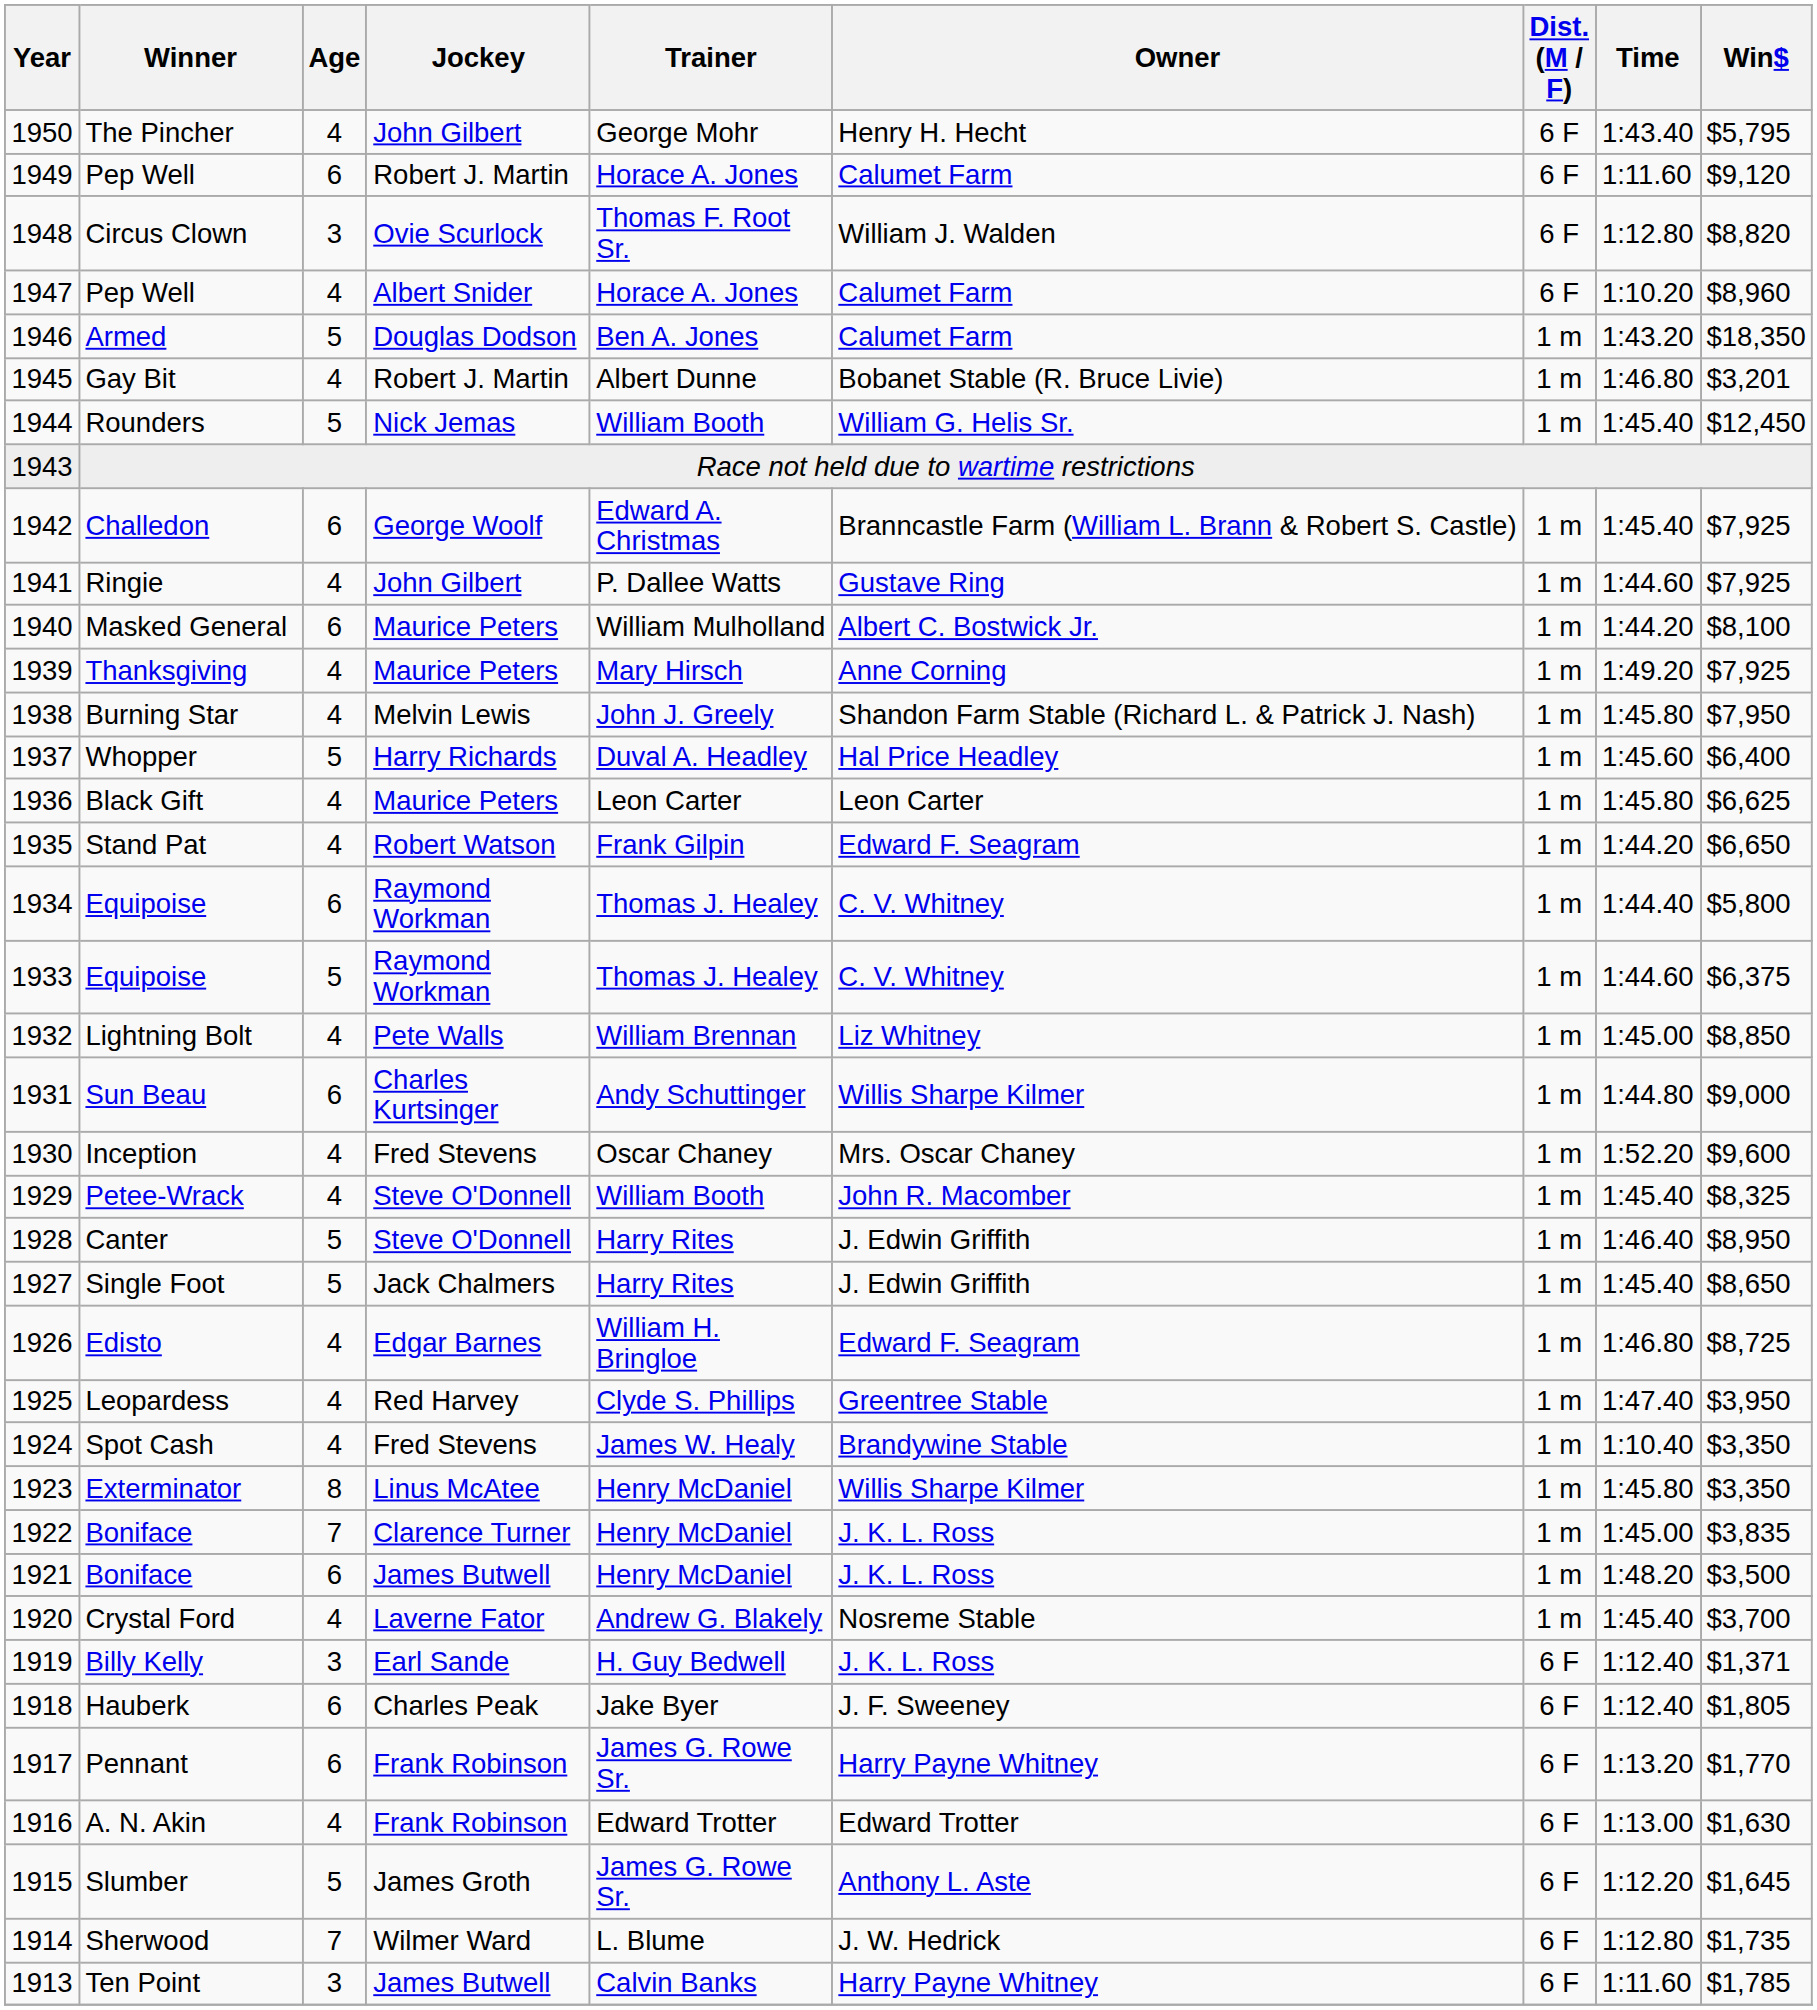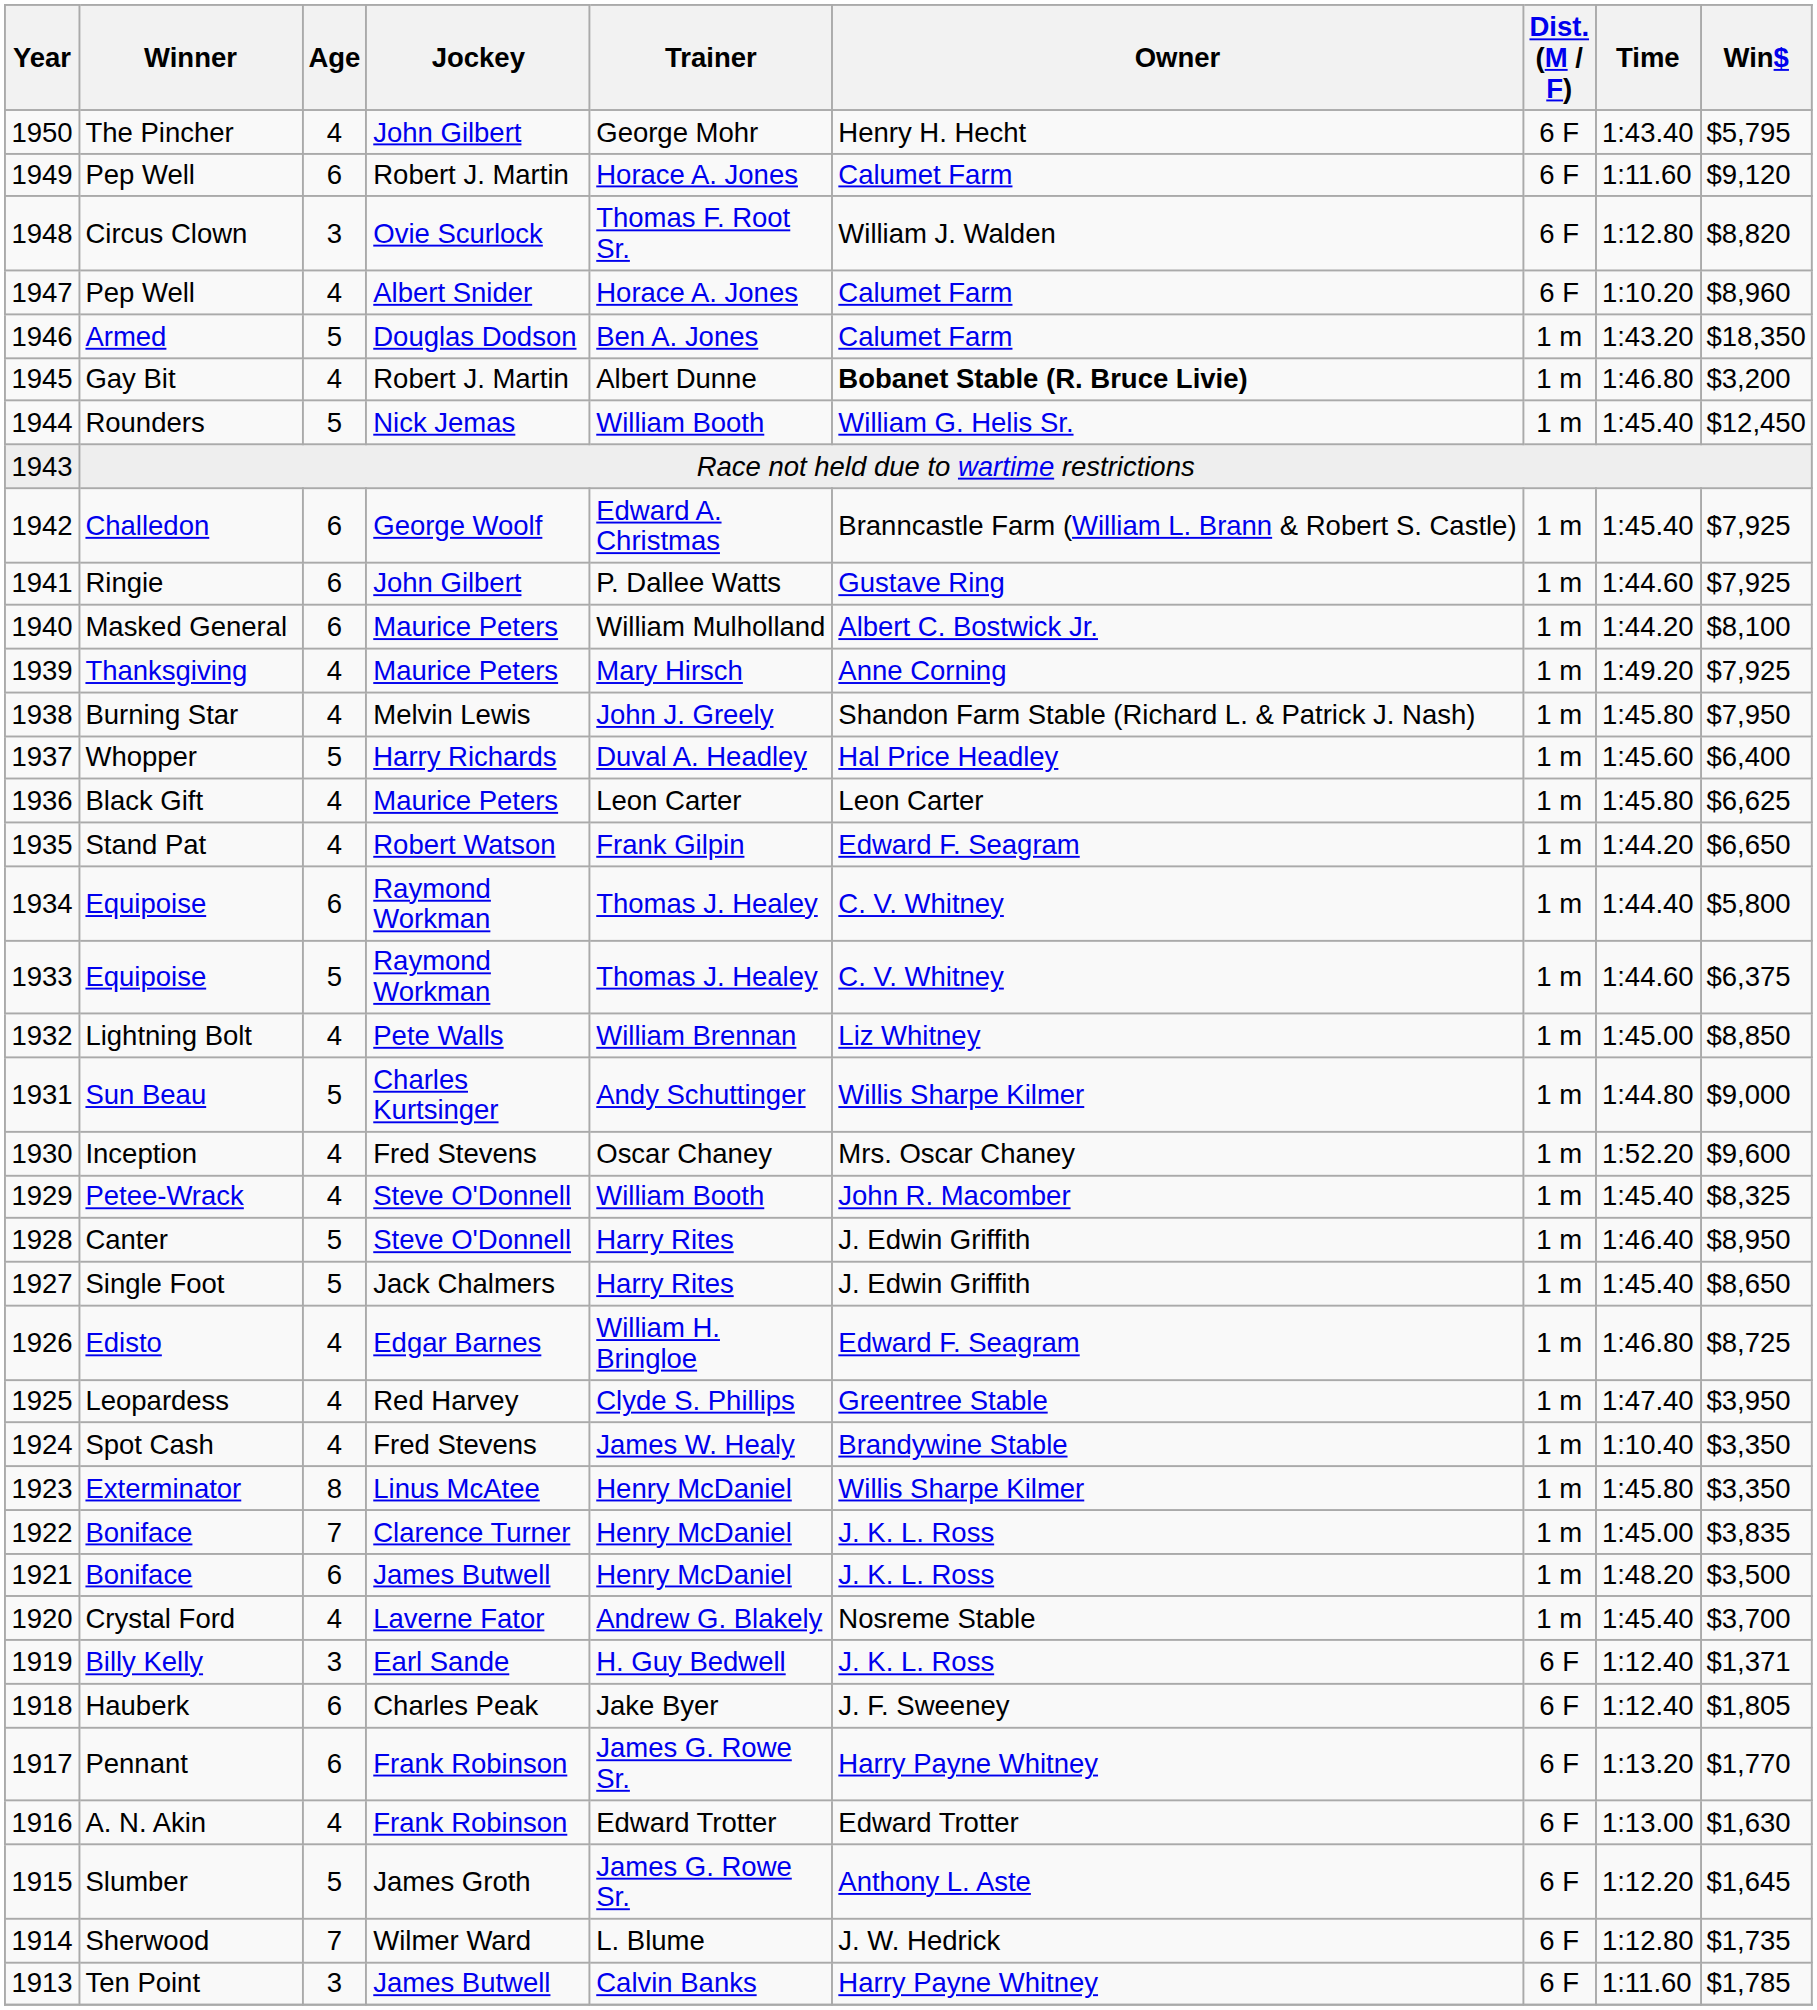(1031, 379) normal -> (1043, 379) bold
(1749, 379) $3,201 -> (1749, 379) $3,200
(334, 584) 4 -> (334, 584) 6
(334, 1095) 6 -> (334, 1095) 5
